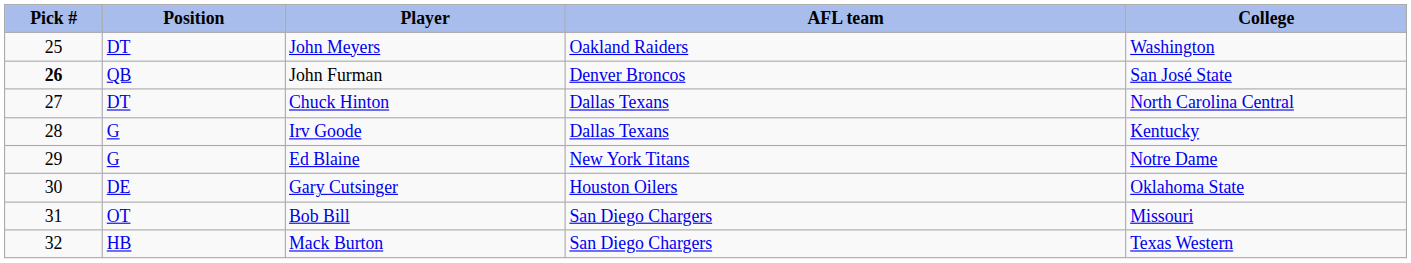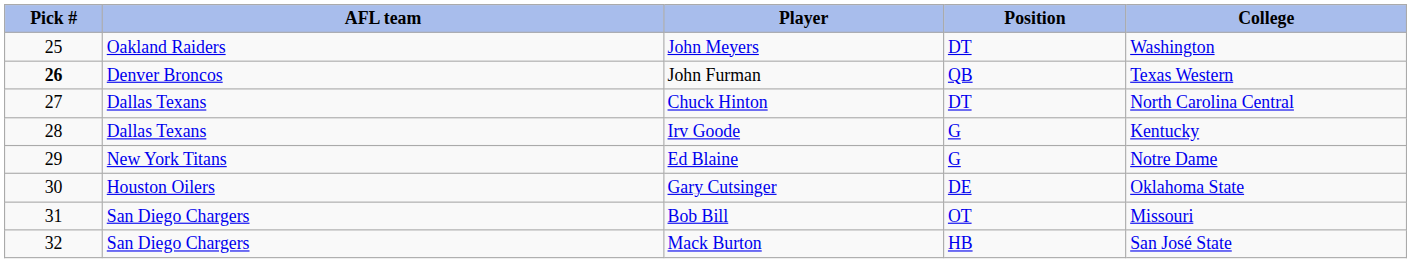columns swapped: (846, 18) <-> (194, 18)
(1181, 74) San José State -> (1182, 74) Texas Western
(1182, 243) Texas Western -> (1181, 243) San José State
